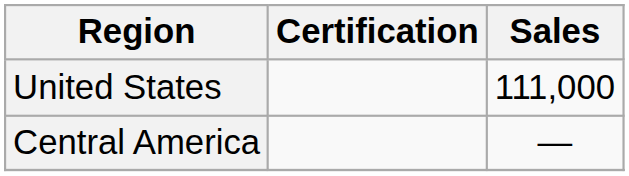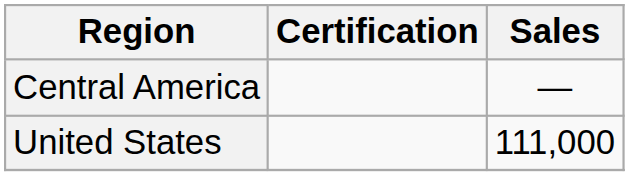rows swapped: (117, 87) <-> (137, 142)
